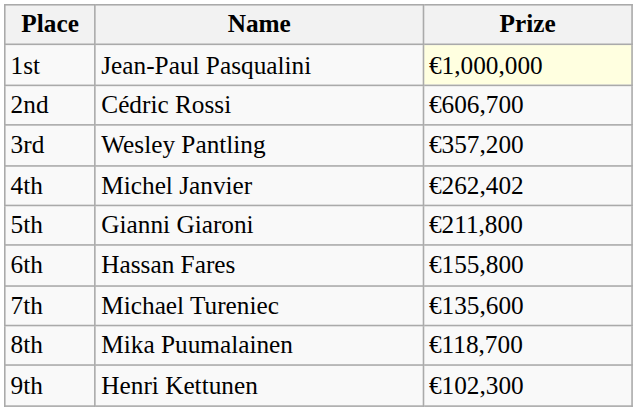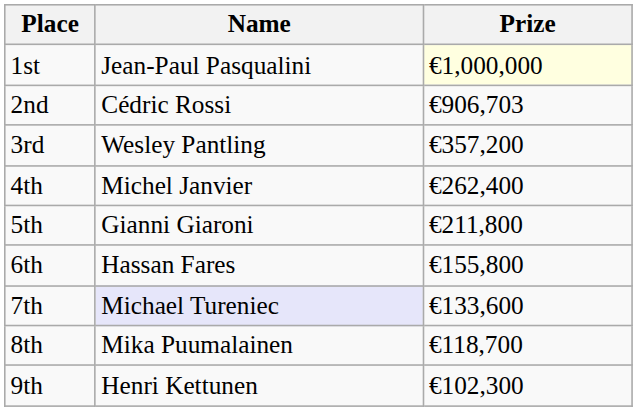(476, 104) €606,700 -> (476, 104) €906,703
(476, 184) €262,402 -> (476, 184) €262,400
(190, 305) no background -> (190, 305) lavender background
(476, 305) €135,600 -> (476, 305) €133,600
